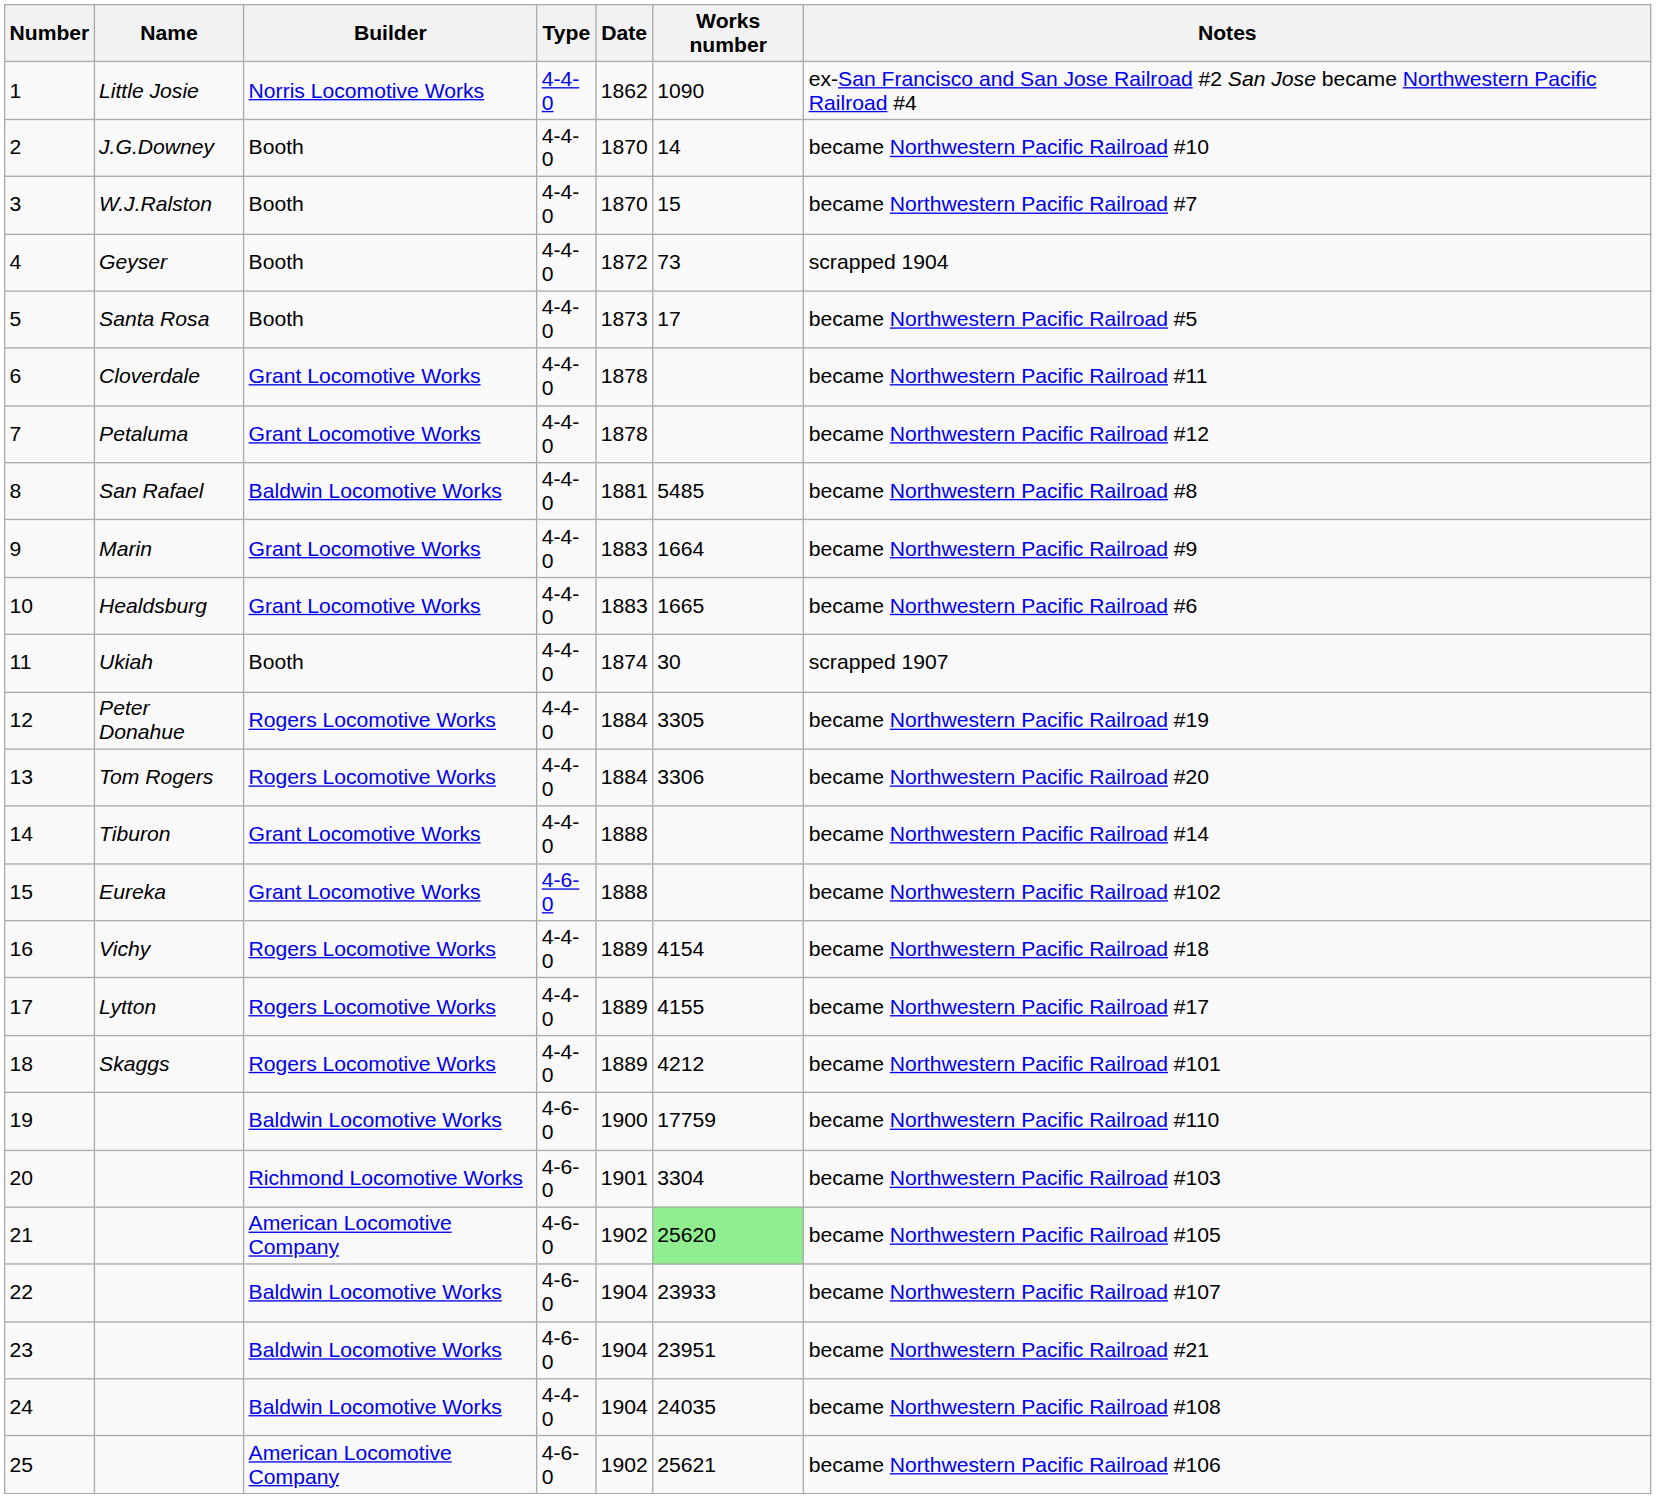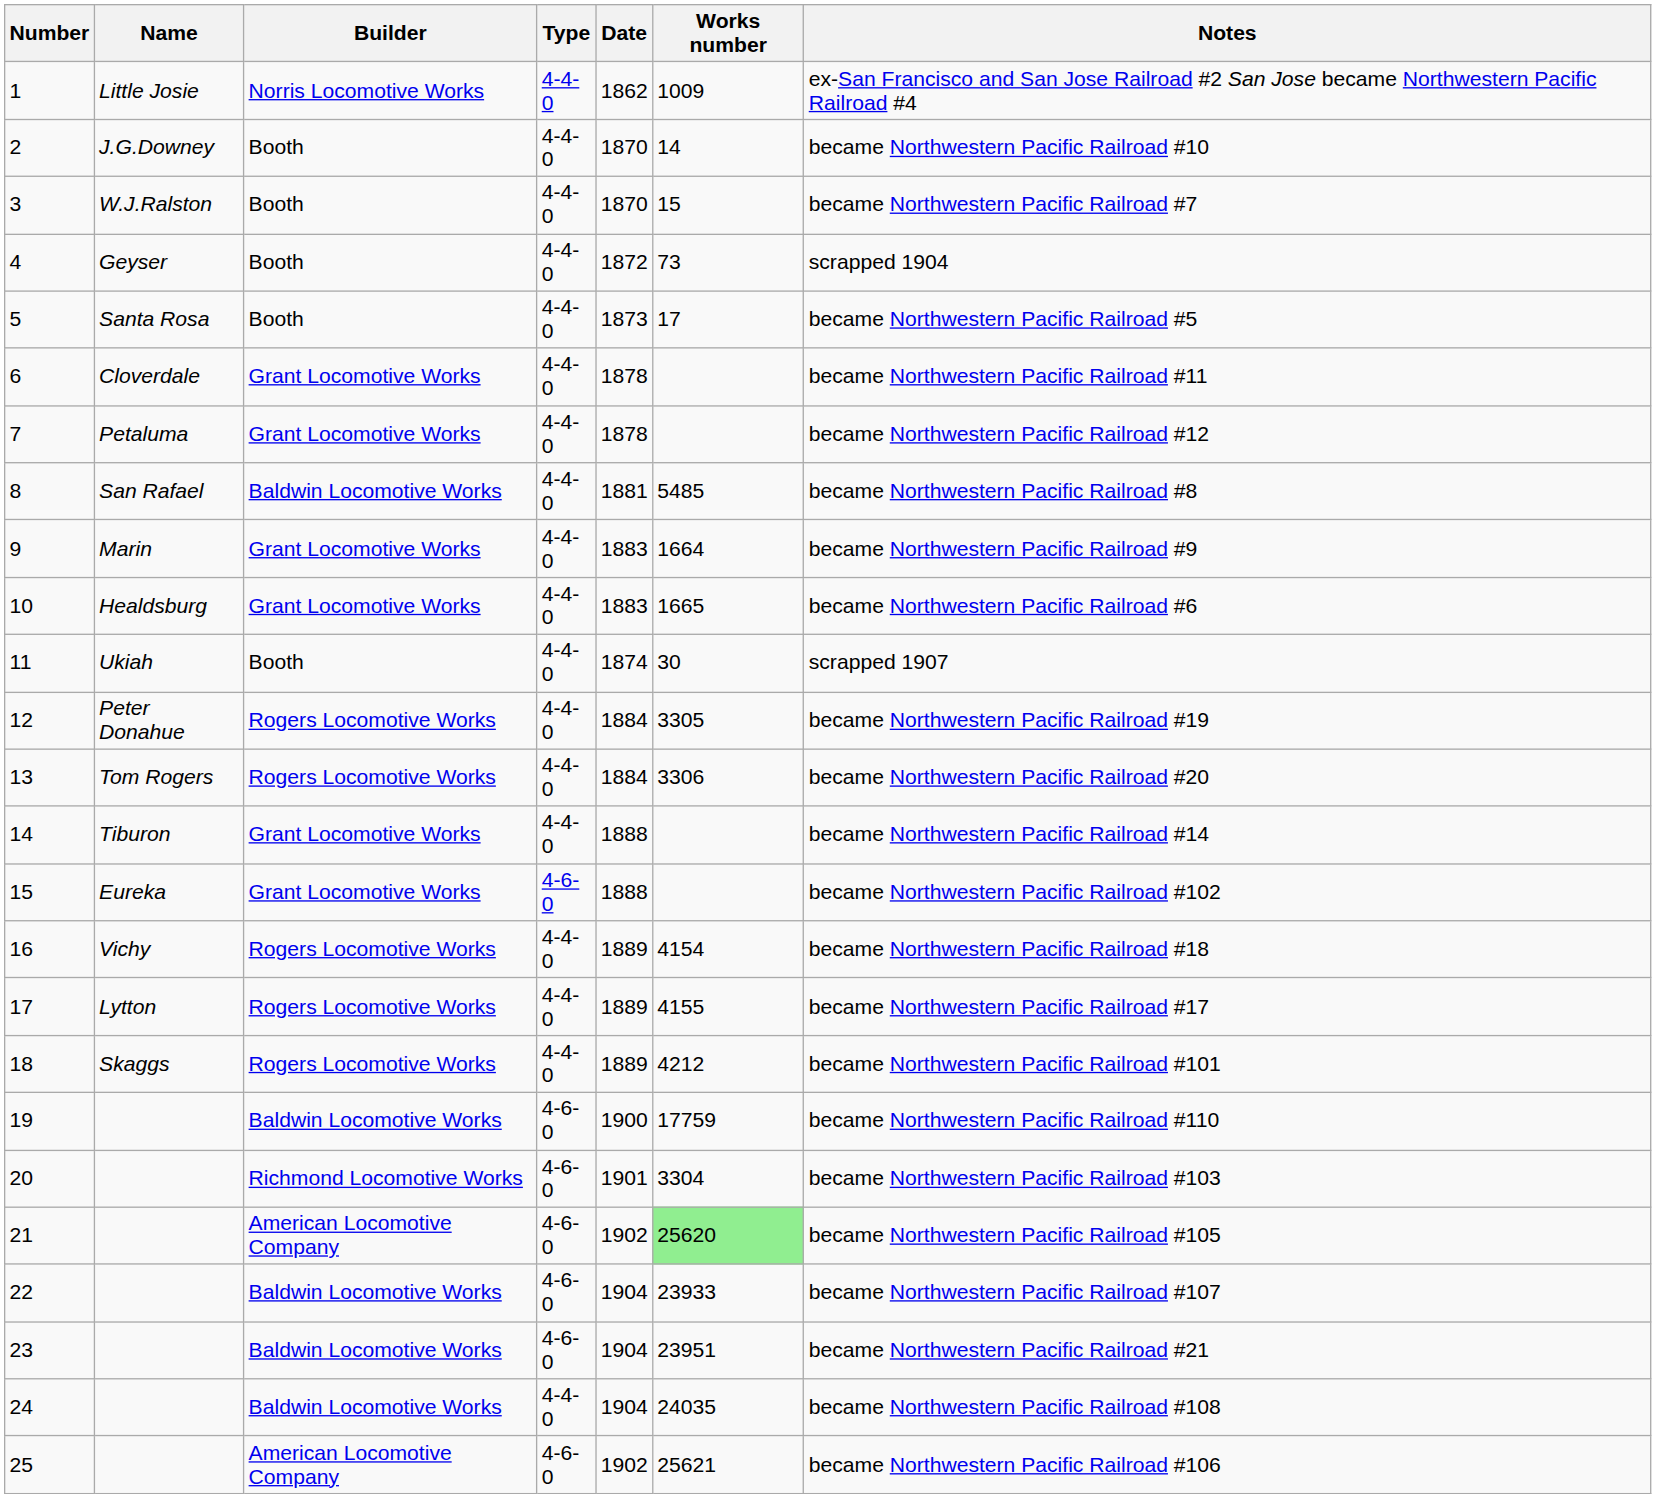(681, 90) 1090 -> (681, 90) 1009
